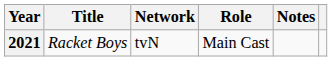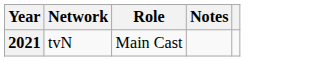- column: (88, 17)
